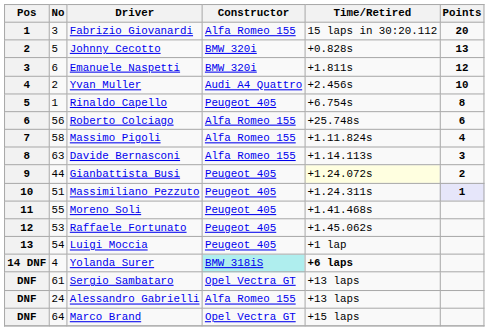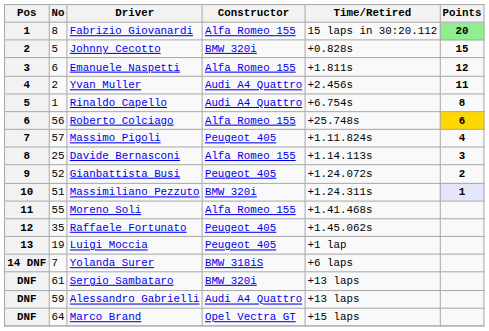(55, 32) 3 -> (55, 32) 8
(462, 32) no background -> (462, 32) lightgreen background
(462, 50) 13 -> (462, 50) 15
(231, 67) BMW 320i -> (250, 67) Alfa Romeo 155
(462, 85) 10 -> (462, 85) 11
(241, 103) Peugeot 405 -> (254, 103) Audi A4 Quattro
(462, 121) no background -> (462, 121) gold background
(58, 139) 58 -> (58, 139) 57
(250, 139) Alfa Romeo 155 -> (241, 139) Peugeot 405
(58, 157) 63 -> (58, 157) 25
(58, 174) 44 -> (58, 174) 52
(340, 174) lightyellow background -> (340, 174) no background
(241, 192) Peugeot 405 -> (231, 192) BMW 320i
(241, 210) Peugeot 405 -> (250, 210) Alfa Romeo 155
(58, 228) 53 -> (58, 228) 35
(58, 246) 54 -> (58, 246) 19
(55, 264) 4 -> (55, 264) 7
(234, 264) paleturquoise background -> (234, 264) no background
(330, 264) bold -> (330, 264) normal
(250, 281) Opel Vectra GT -> (231, 281) BMW 320i
(58, 299) 24 -> (58, 299) 59
(250, 299) Alfa Romeo 155 -> (254, 299) Audi A4 Quattro
